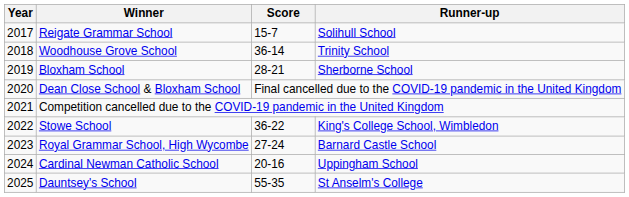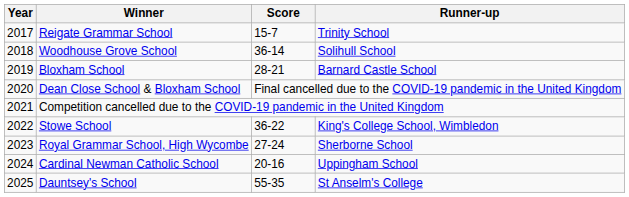(357, 32) Solihull School -> (353, 32) Trinity School
(353, 51) Trinity School -> (357, 51) Solihull School
(365, 70) Sherborne School -> (377, 70) Barnard Castle School
(377, 145) Barnard Castle School -> (365, 145) Sherborne School
